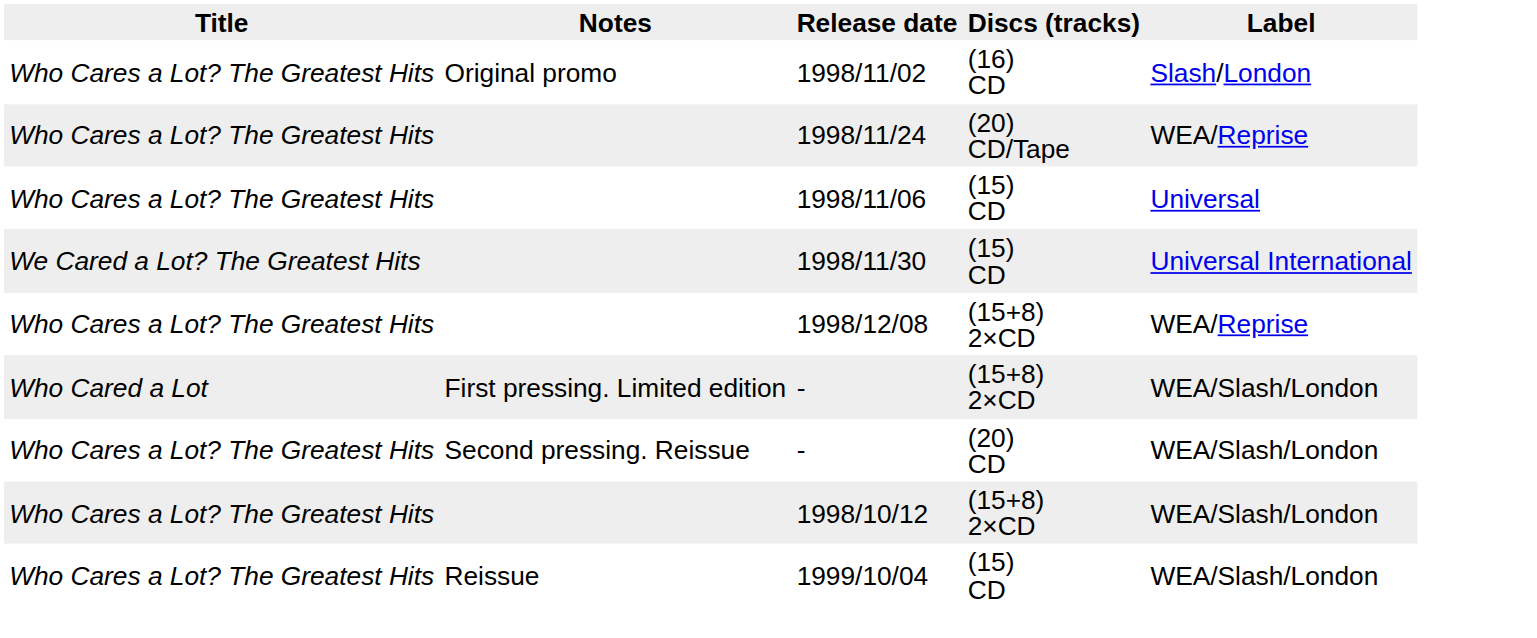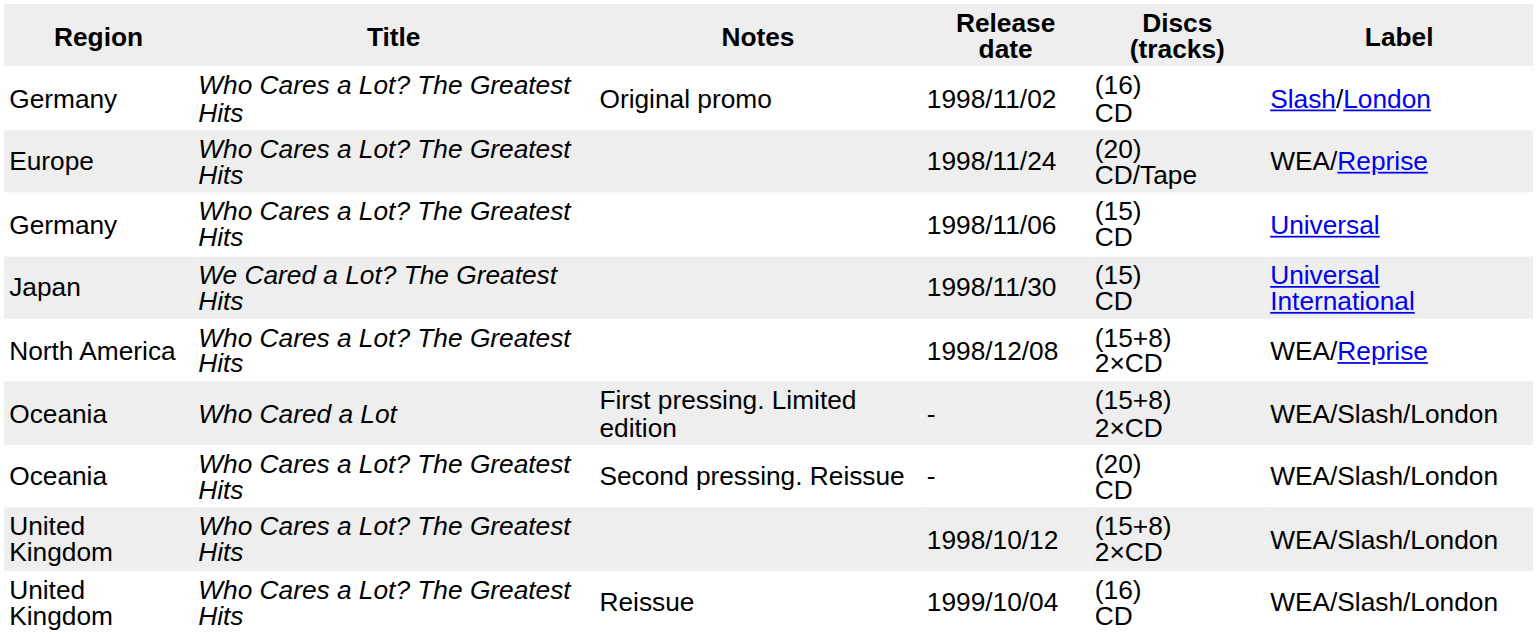+ column: (99, 35)
(1054, 576) (15) CD -> (1177, 602) (16) CD
